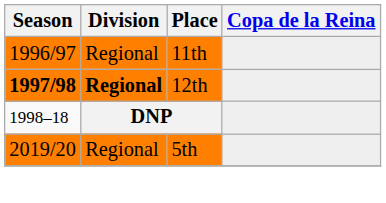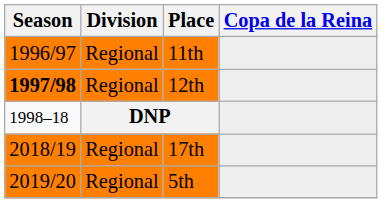(124, 85) bold -> (122, 85) normal
+ row: (186, 149)
